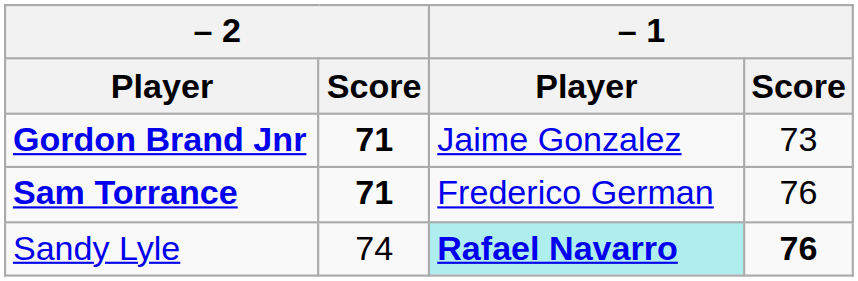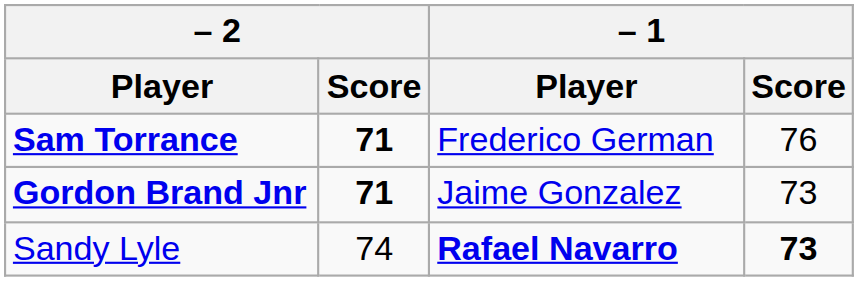rows swapped: (160, 139) <-> (125, 193)
(558, 247) paleturquoise background -> (558, 247) no background
(799, 247) 76 -> (799, 247) 73
